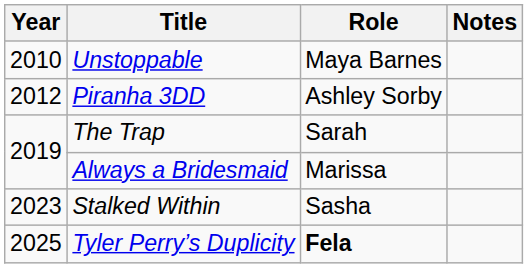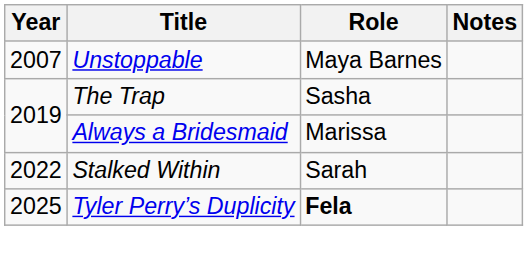(36, 59) 2010 -> (36, 59) 2007
- row: (139, 96)
(336, 133) Sarah -> (338, 96) Sasha
(36, 206) 2023 -> (36, 170) 2022
(338, 206) Sasha -> (336, 170) Sarah
